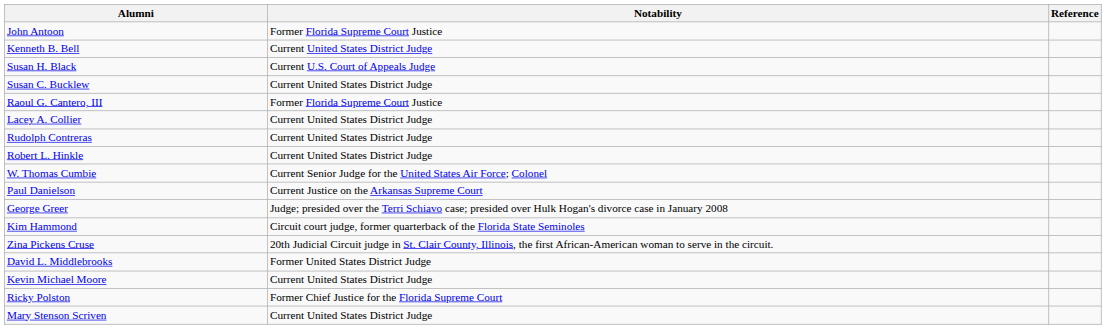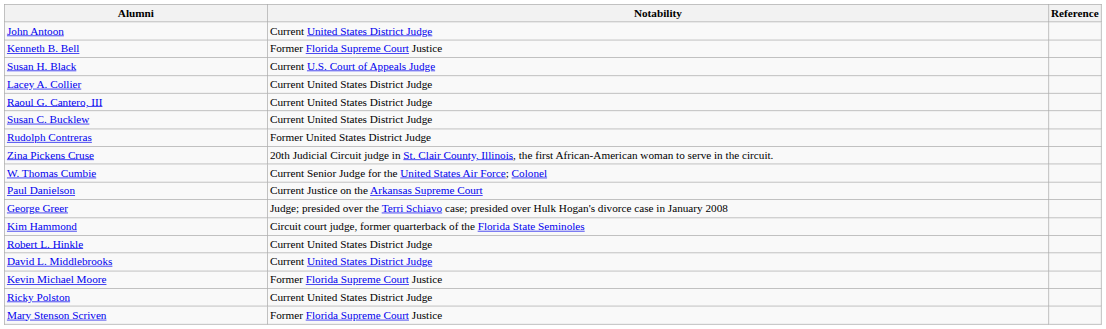(356, 31) Former Florida Supreme Court Justice -> (351, 31) Current United States District Judge
(351, 48) Current United States District Judge -> (356, 48) Former Florida Supreme Court Justice
rows swapped: (48, 84) <-> (44, 119)
(356, 102) Former Florida Supreme Court Justice -> (351, 102) Current United States District Judge
(351, 137) Current United States District Judge -> (350, 137) Former United States District Judge
rows swapped: (50, 244) <-> (45, 155)
(350, 262) Former United States District Judge -> (351, 262) Current United States District Judge
(351, 279) Current United States District Judge -> (356, 279) Former Florida Supreme Court Justice
(386, 297) Former Chief Justice for the Florida Supreme Court -> (351, 297) Current United States District Judge
(351, 315) Current United States District Judge -> (356, 315) Former Florida Supreme Court Justice
